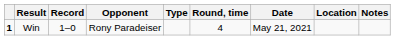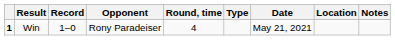columns swapped: (177, 12) <-> (220, 12)
